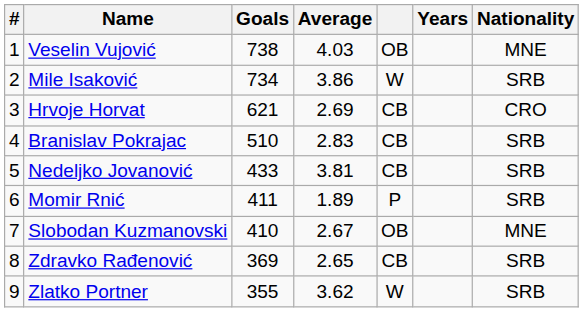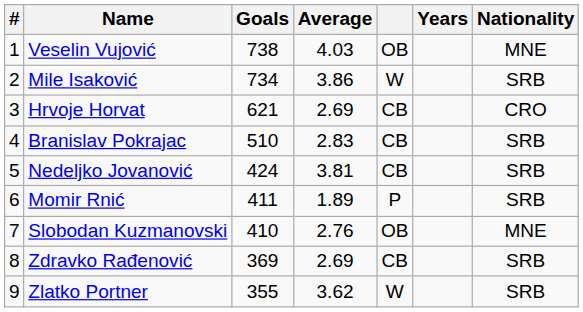(263, 170) 433 -> (263, 170) 424
(335, 230) 2.67 -> (335, 230) 2.76
(335, 261) 2.65 -> (335, 261) 2.69
